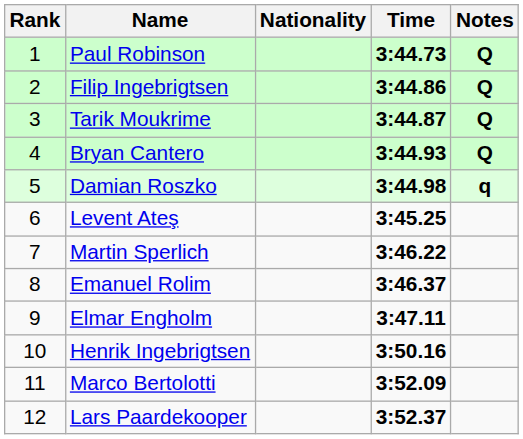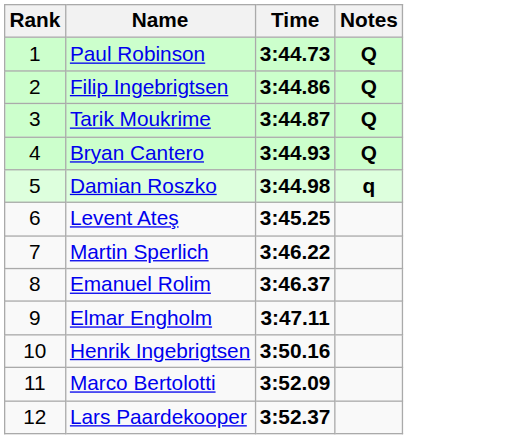- column: (313, 20)
